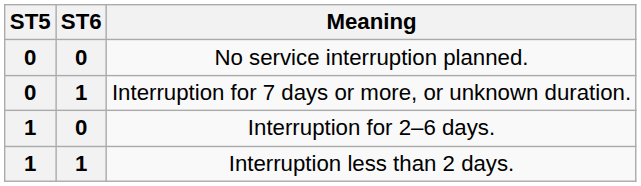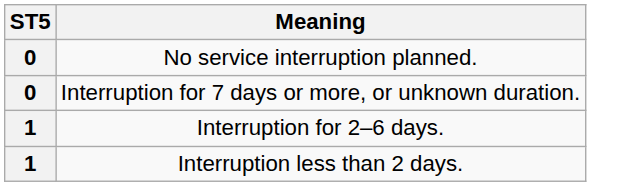- column: (81, 22)
